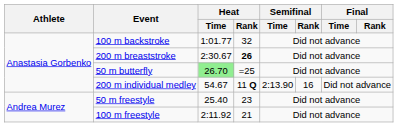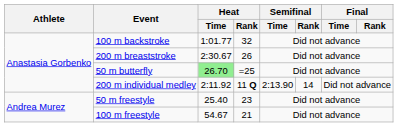(247, 56) bold -> (247, 56) normal
(216, 85) 54.67 -> (216, 85) 2:11.92
(308, 85) 16 -> (308, 85) 14
(216, 115) 2:11.92 -> (216, 115) 54.67
